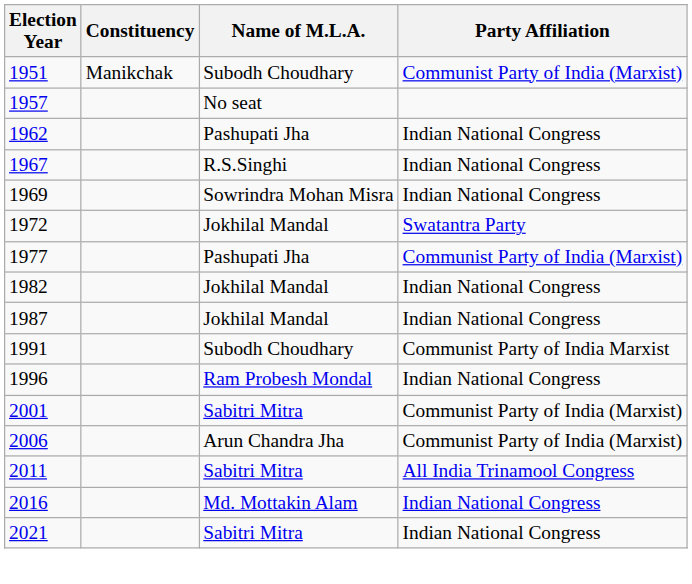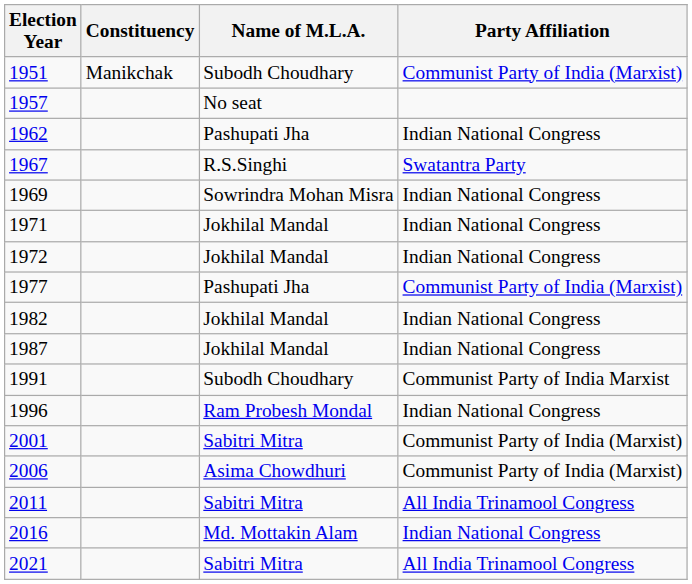(502, 164) Indian National Congress -> (464, 164) Swatantra Party
+ row: (28, 225)
(464, 225) Swatantra Party -> (502, 256) Indian National Congress
(274, 440) Arun Chandra Jha -> (275, 471) Asima Chowdhuri
(502, 532) Indian National Congress -> (518, 563) All India Trinamool Congress
